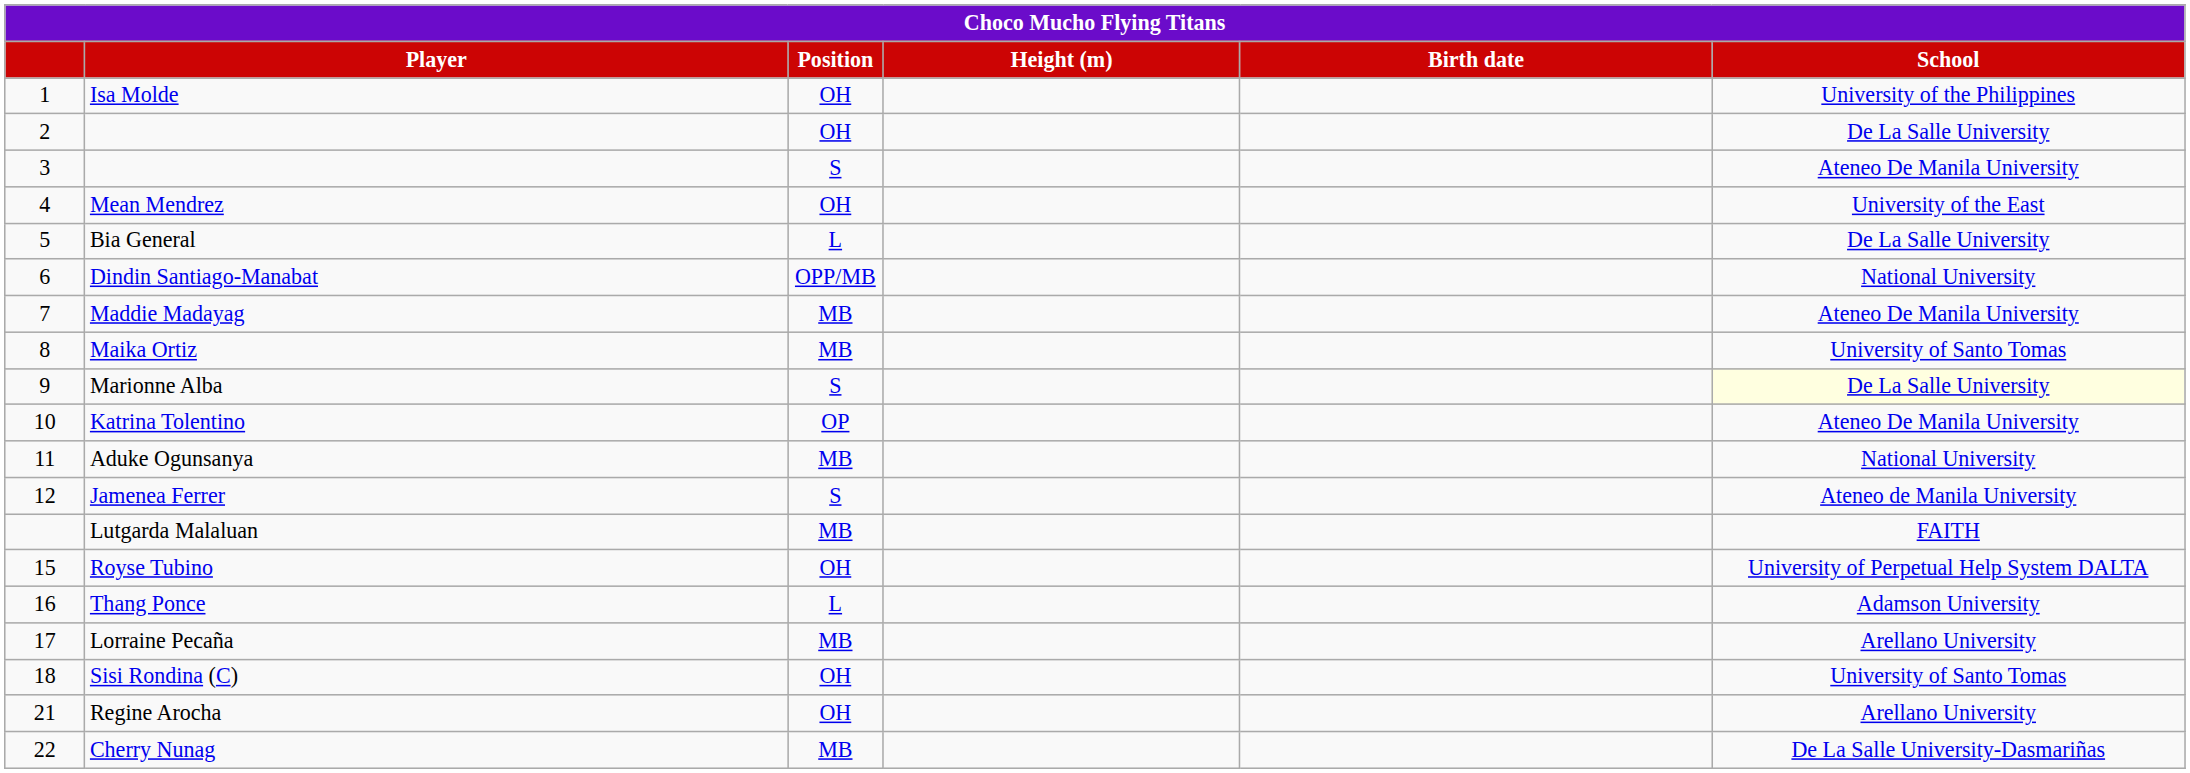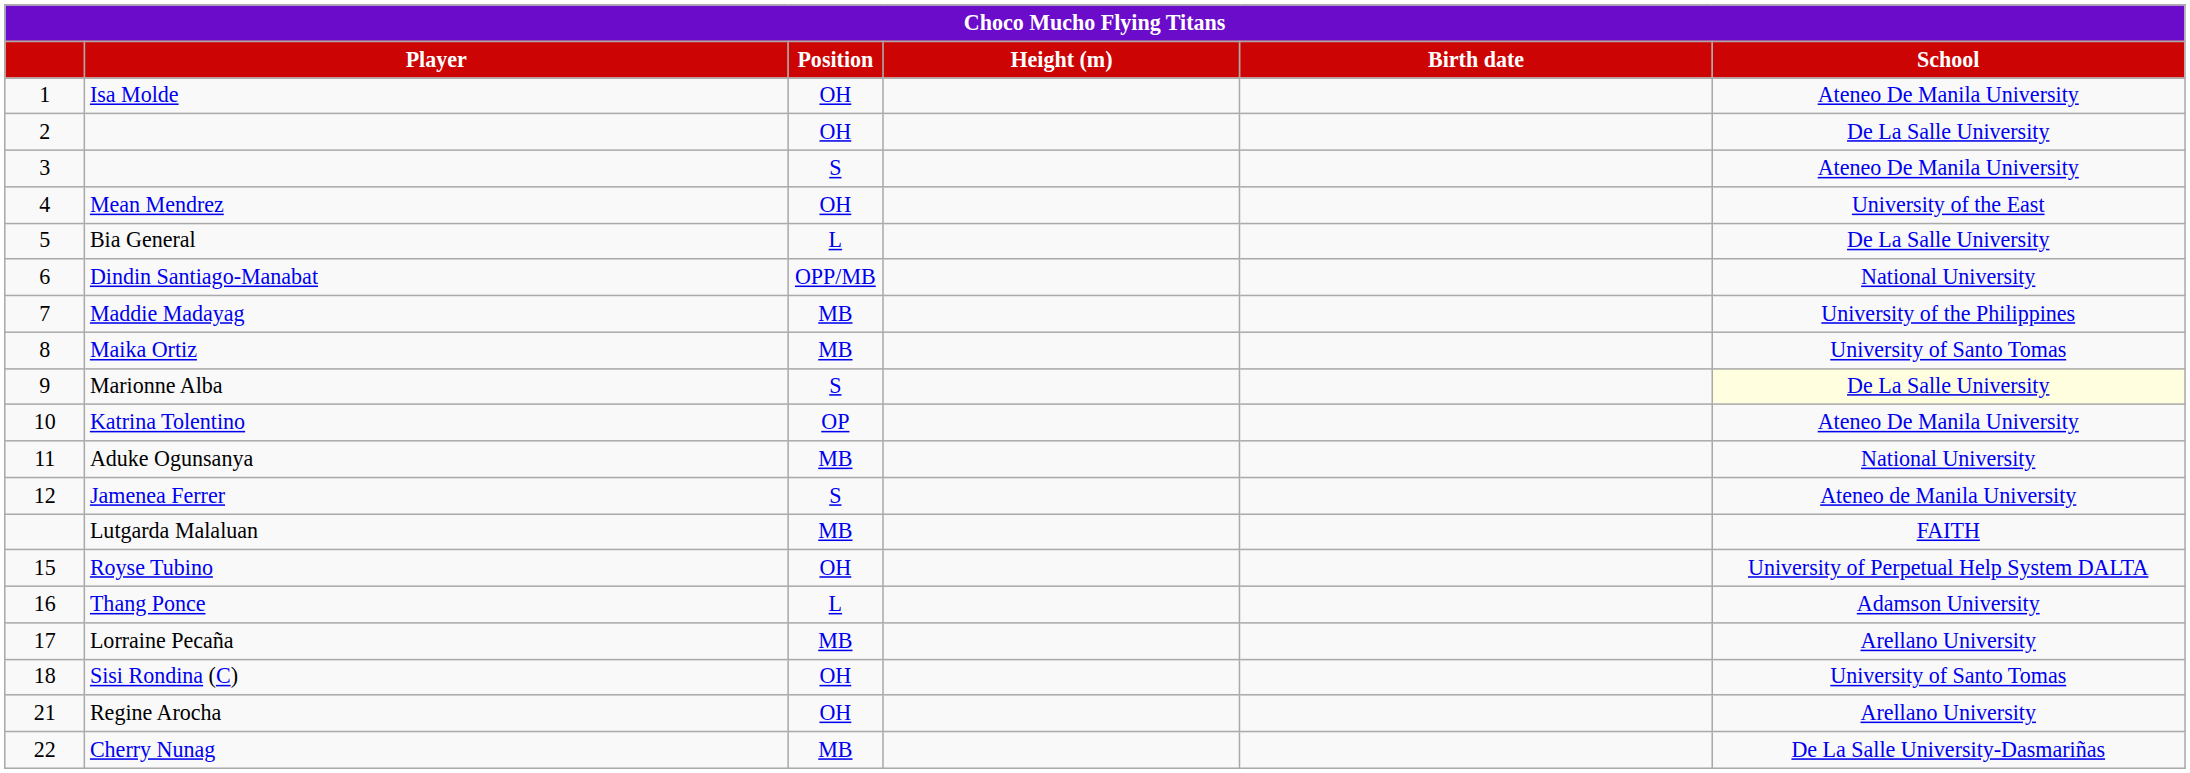(1948, 95) University of the Philippines -> (1948, 95) Ateneo De Manila University
(1948, 313) Ateneo De Manila University -> (1948, 313) University of the Philippines
